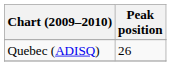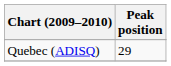(125, 50) 26 -> (125, 50) 29
